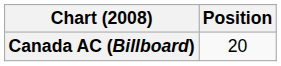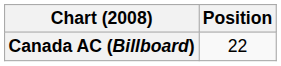(238, 46) 20 -> (238, 46) 22
